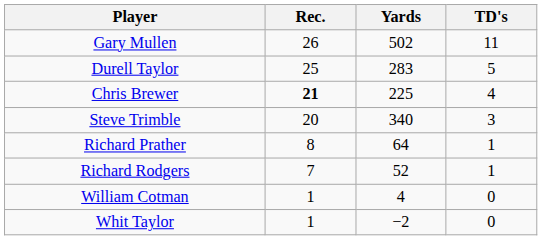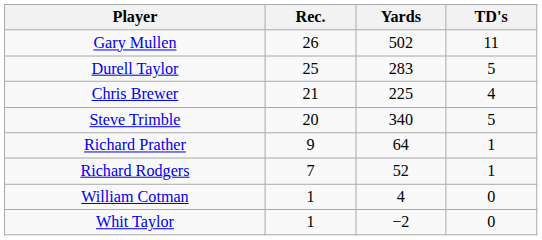(311, 94) bold -> (311, 94) normal
(491, 119) 3 -> (491, 119) 5
(311, 145) 8 -> (311, 145) 9
